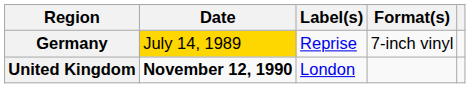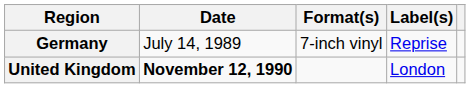columns swapped: (412, 17) <-> (332, 17)
(192, 43) gold background -> (192, 43) no background
